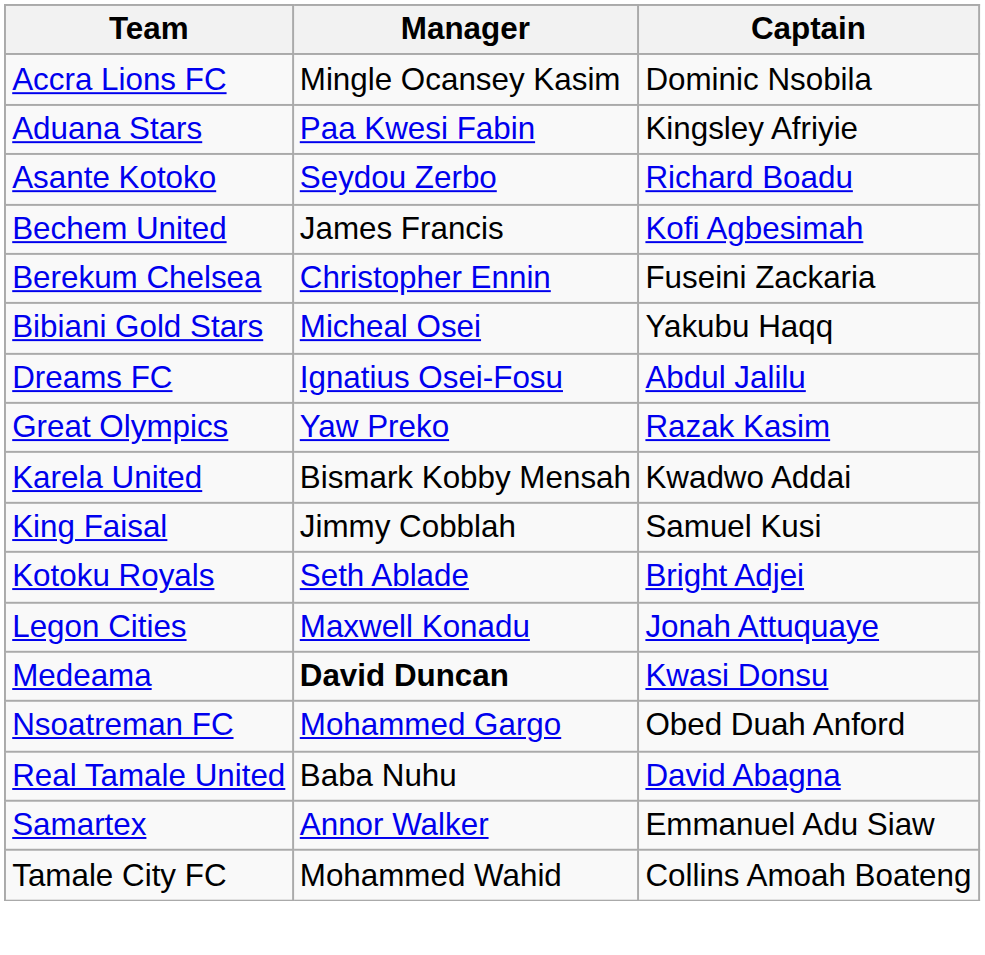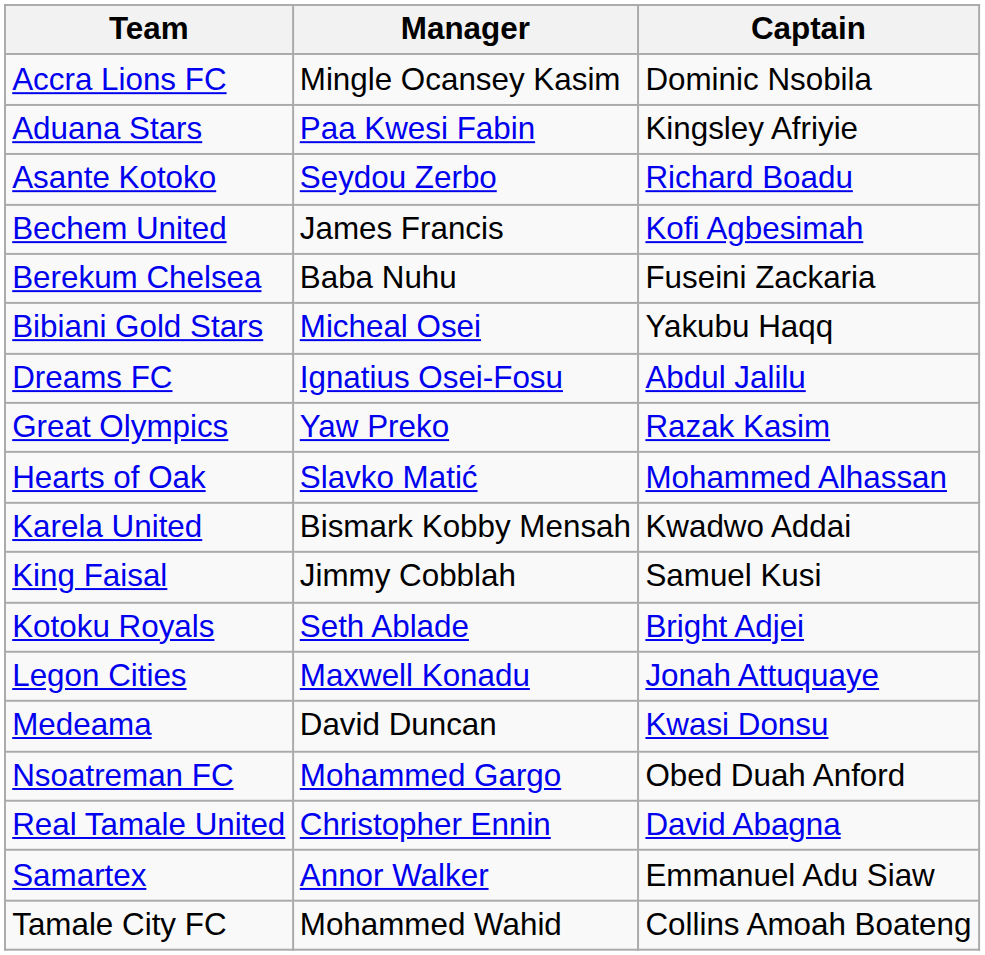(425, 278) Christopher Ennin -> (378, 278) Baba Nuhu
+ row: (109, 476)
(404, 675) bold -> (398, 725) normal
(378, 775) Baba Nuhu -> (425, 825) Christopher Ennin
